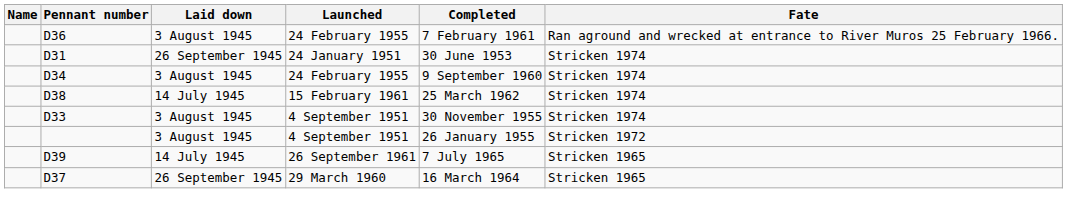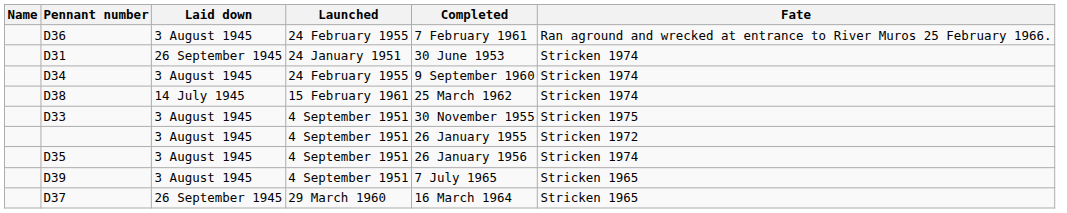(597, 116) Stricken 1974 -> (589, 116) Stricken 1975
+ row: (55, 157)
(200, 157) 14 July 1945 -> (203, 177) 3 August 1945
(352, 157) 26 September 1961 -> (348, 177) 4 September 1951
